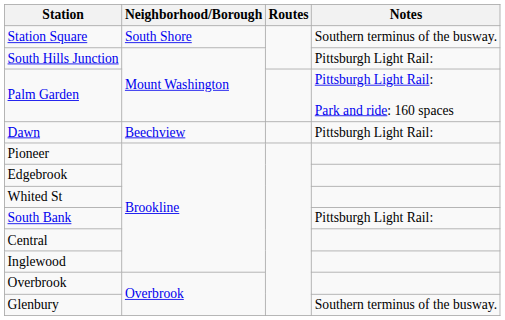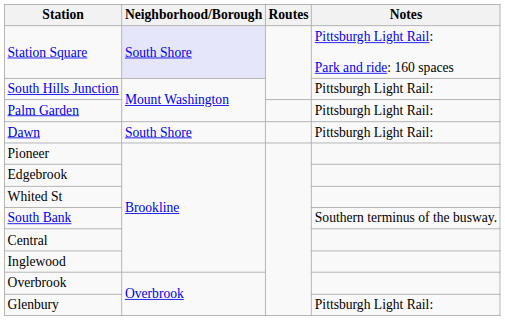(158, 36) no background -> (158, 52) lavender background
(406, 36) Southern terminus of the busway. -> (384, 52) Pittsburgh Light Rail: Park and ride: 160 spaces
(384, 95) Pittsburgh Light Rail: Park and ride: 160 spaces -> (374, 110) Pittsburgh Light Rail:
(155, 132) Beechview -> (158, 132) South Shore
(374, 218) Pittsburgh Light Rail: -> (406, 218) Southern terminus of the busway.
(406, 304) Southern terminus of the busway. -> (374, 304) Pittsburgh Light Rail:
